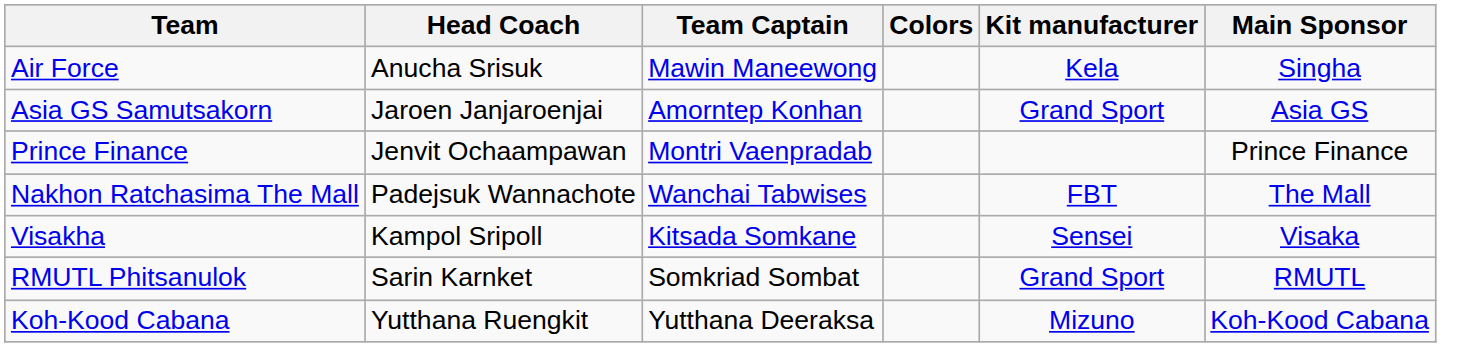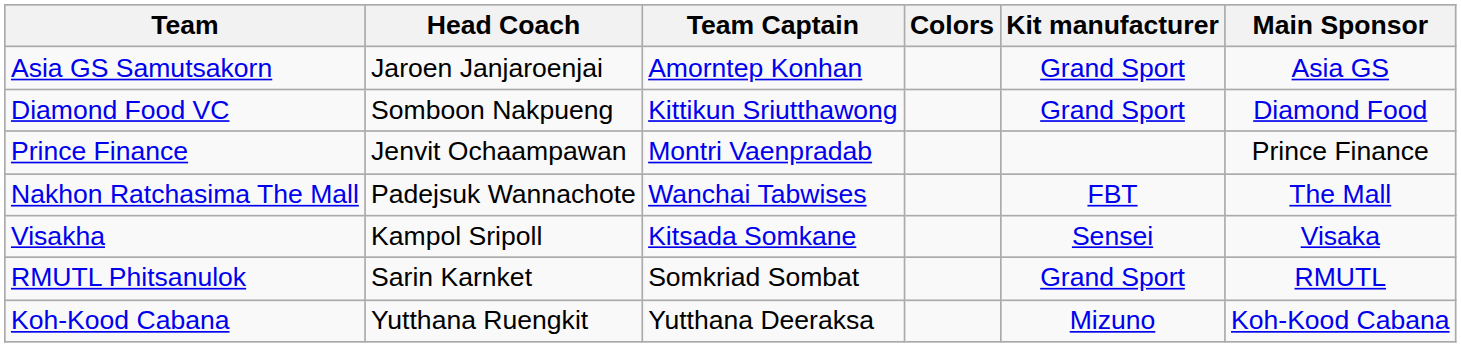- row: (65, 67)
+ row: (120, 109)
